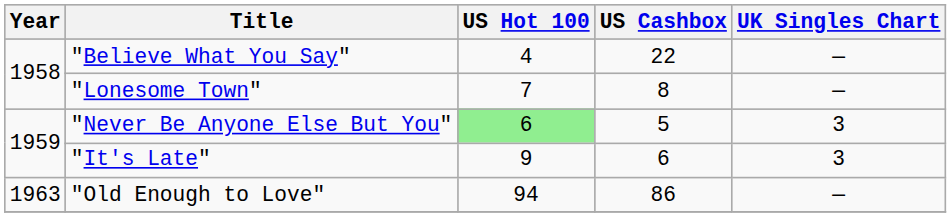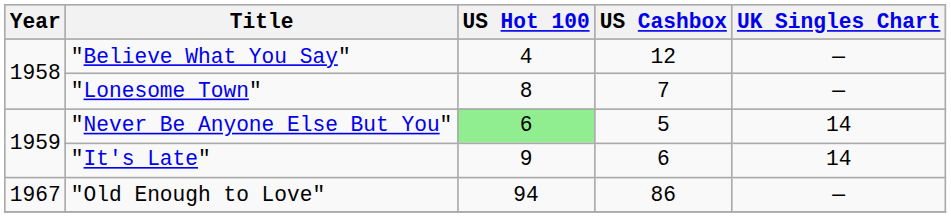(663, 57) 22 -> (663, 57) 12
(526, 91) 7 -> (526, 91) 8
(663, 91) 8 -> (663, 91) 7
(839, 126) 3 -> (839, 126) 14
(839, 160) 3 -> (839, 160) 14
(35, 195) 1963 -> (35, 195) 1967
